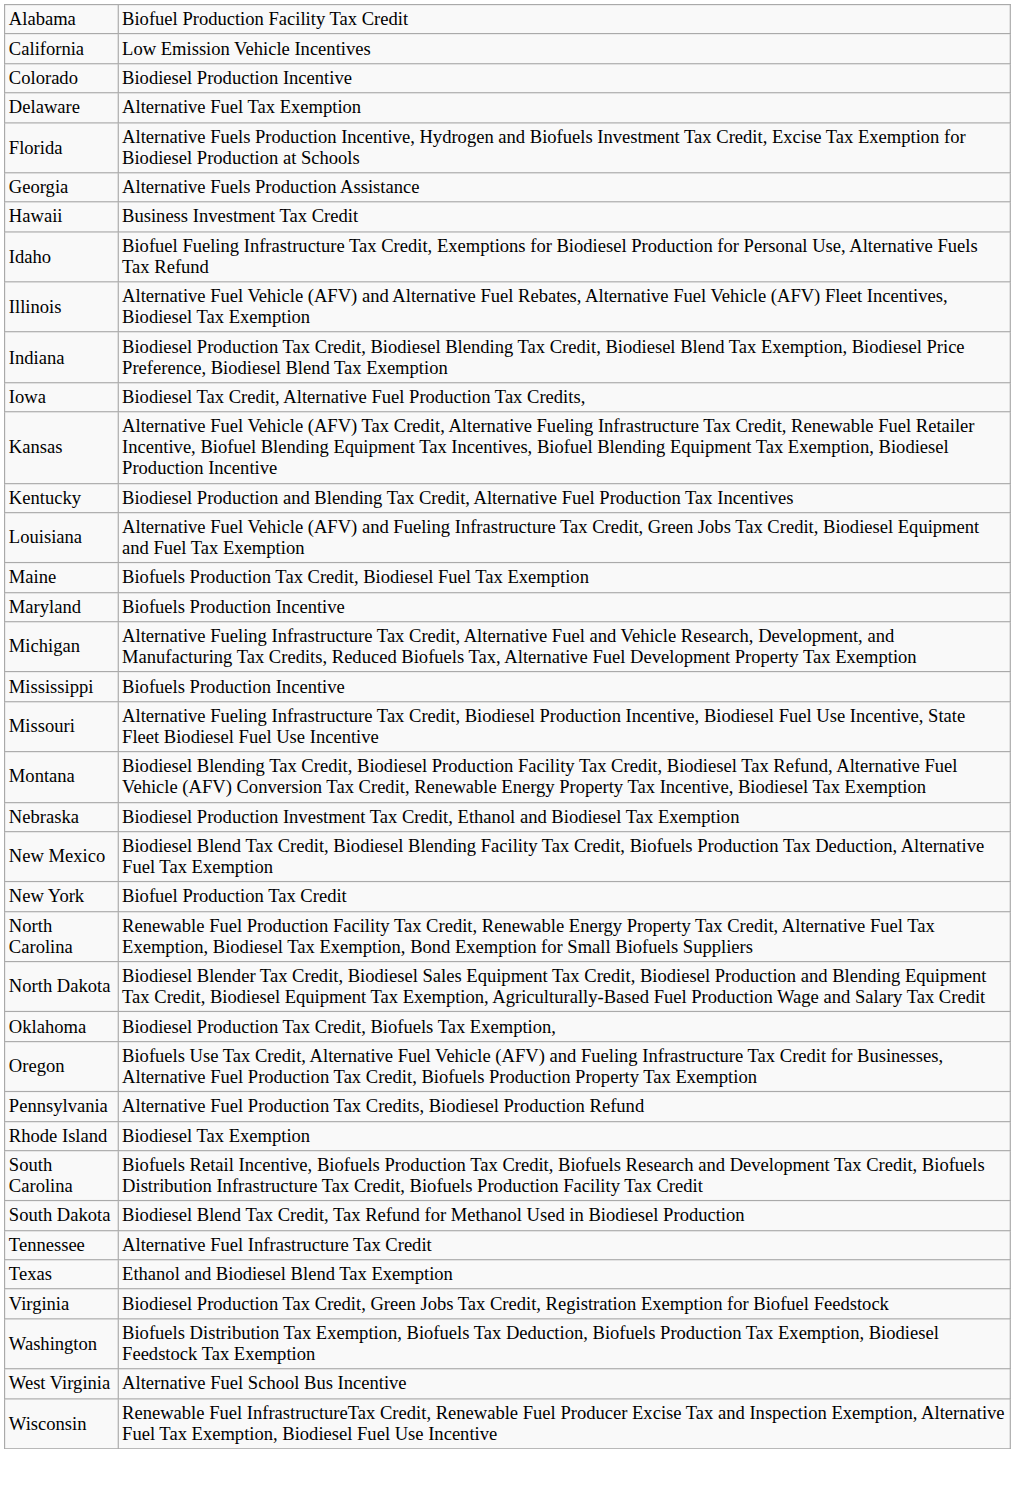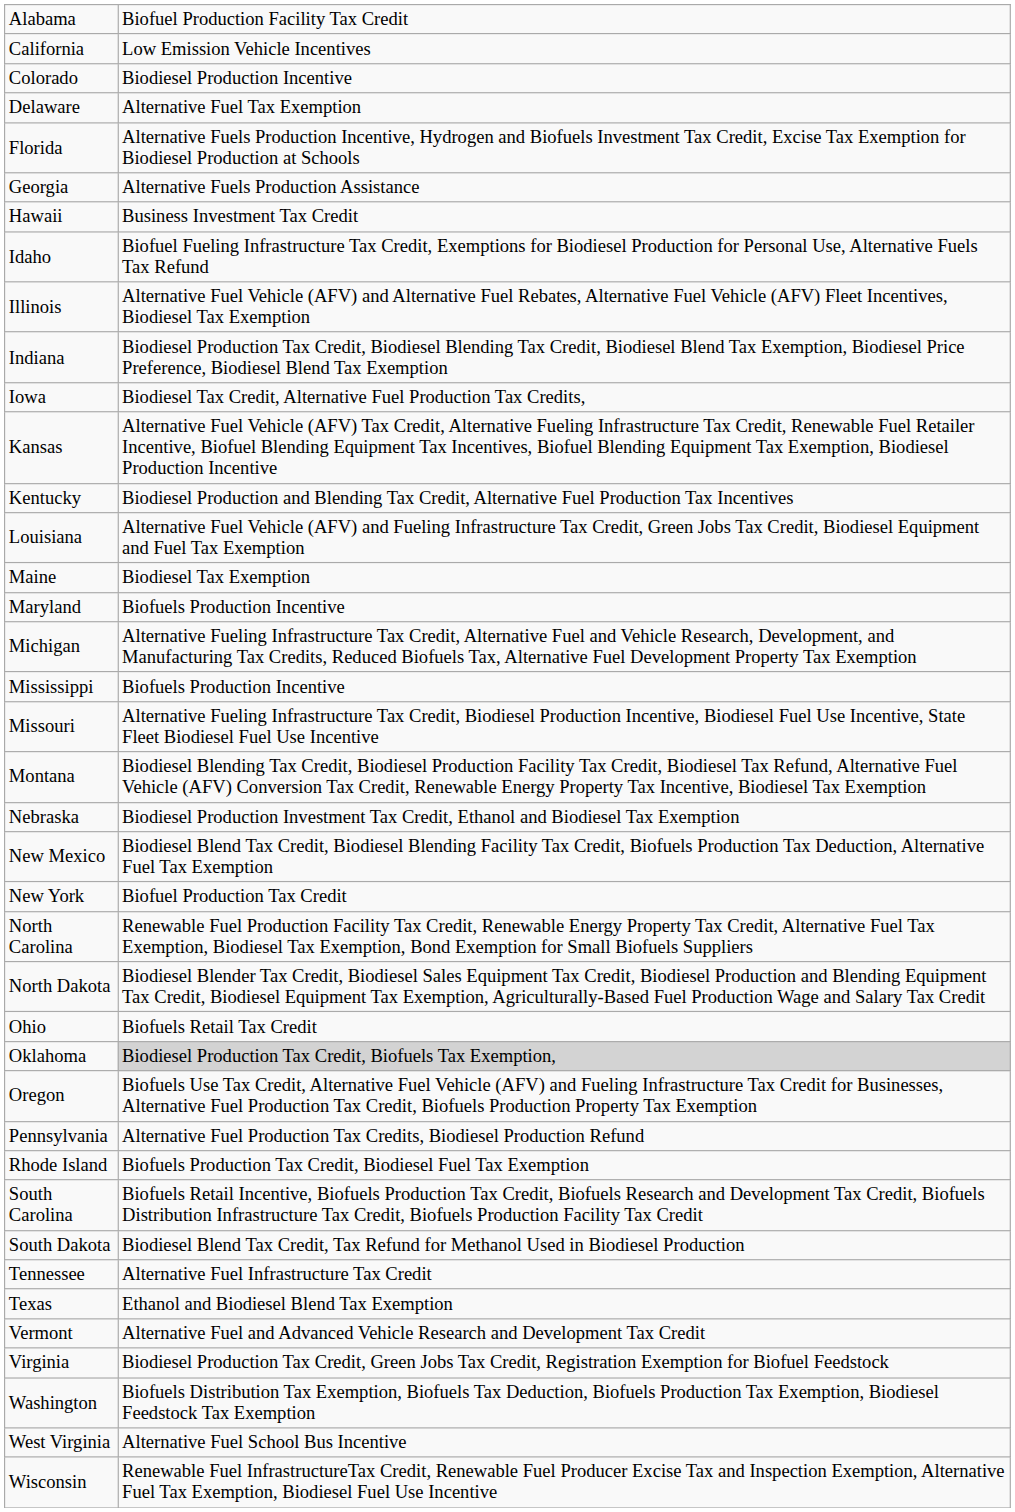(355, 577) Biofuels Production Tax Credit, Biodiesel Fuel Tax Exemption -> (216, 577) Biodiesel Tax Exemption
+ row: (27, 1026)
(339, 1026) no background -> (339, 1055) lightgrey background
(216, 1135) Biodiesel Tax Exemption -> (355, 1165) Biofuels Production Tax Credit, Biodiesel Fuel Tax Exemption
+ row: (41, 1333)
